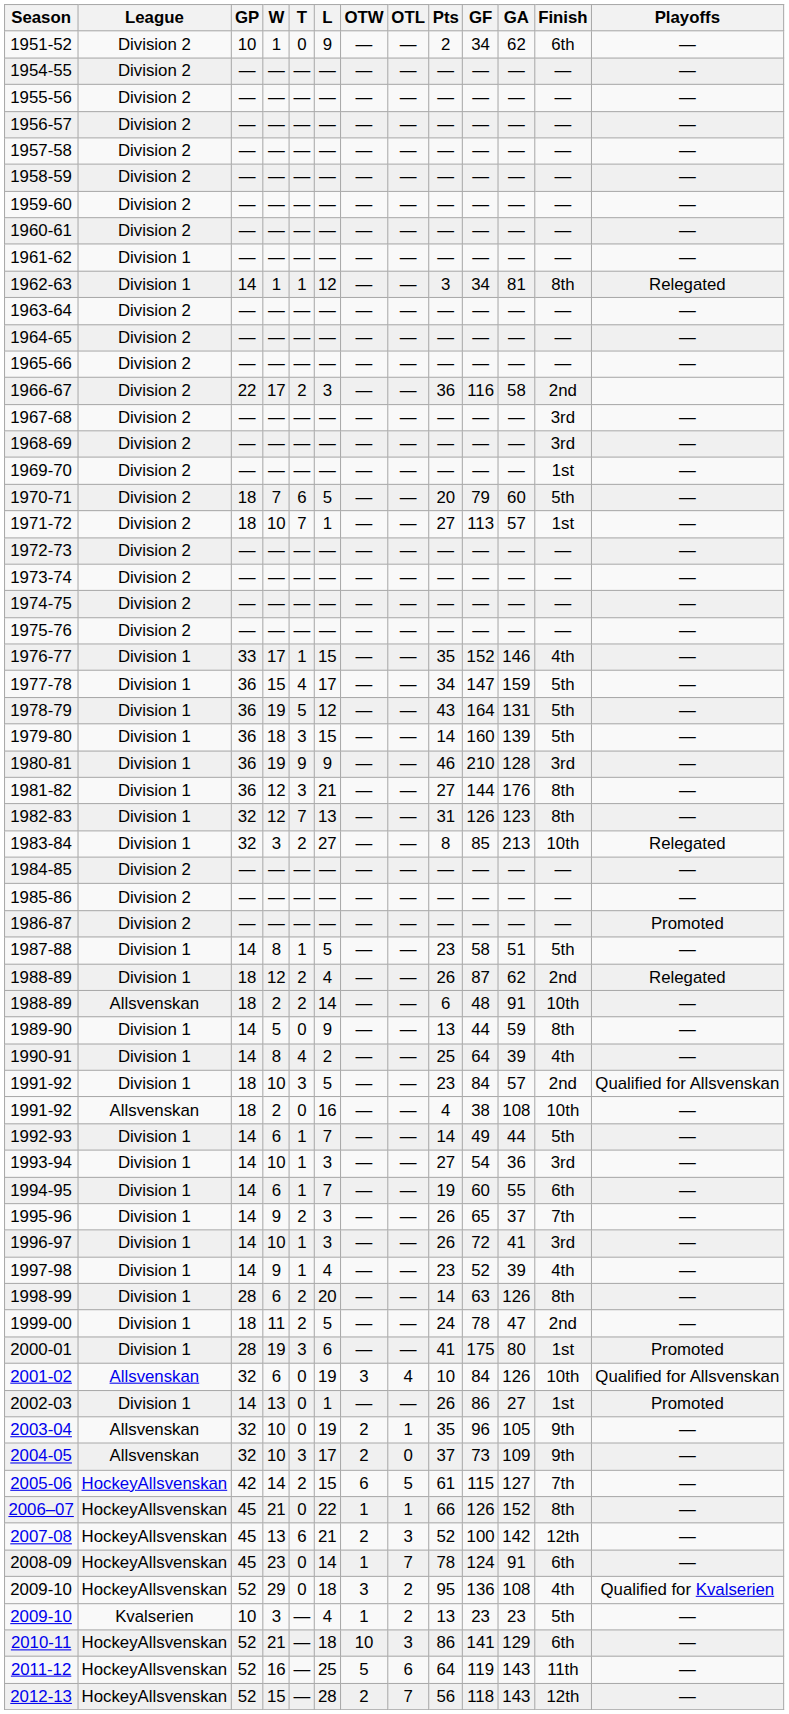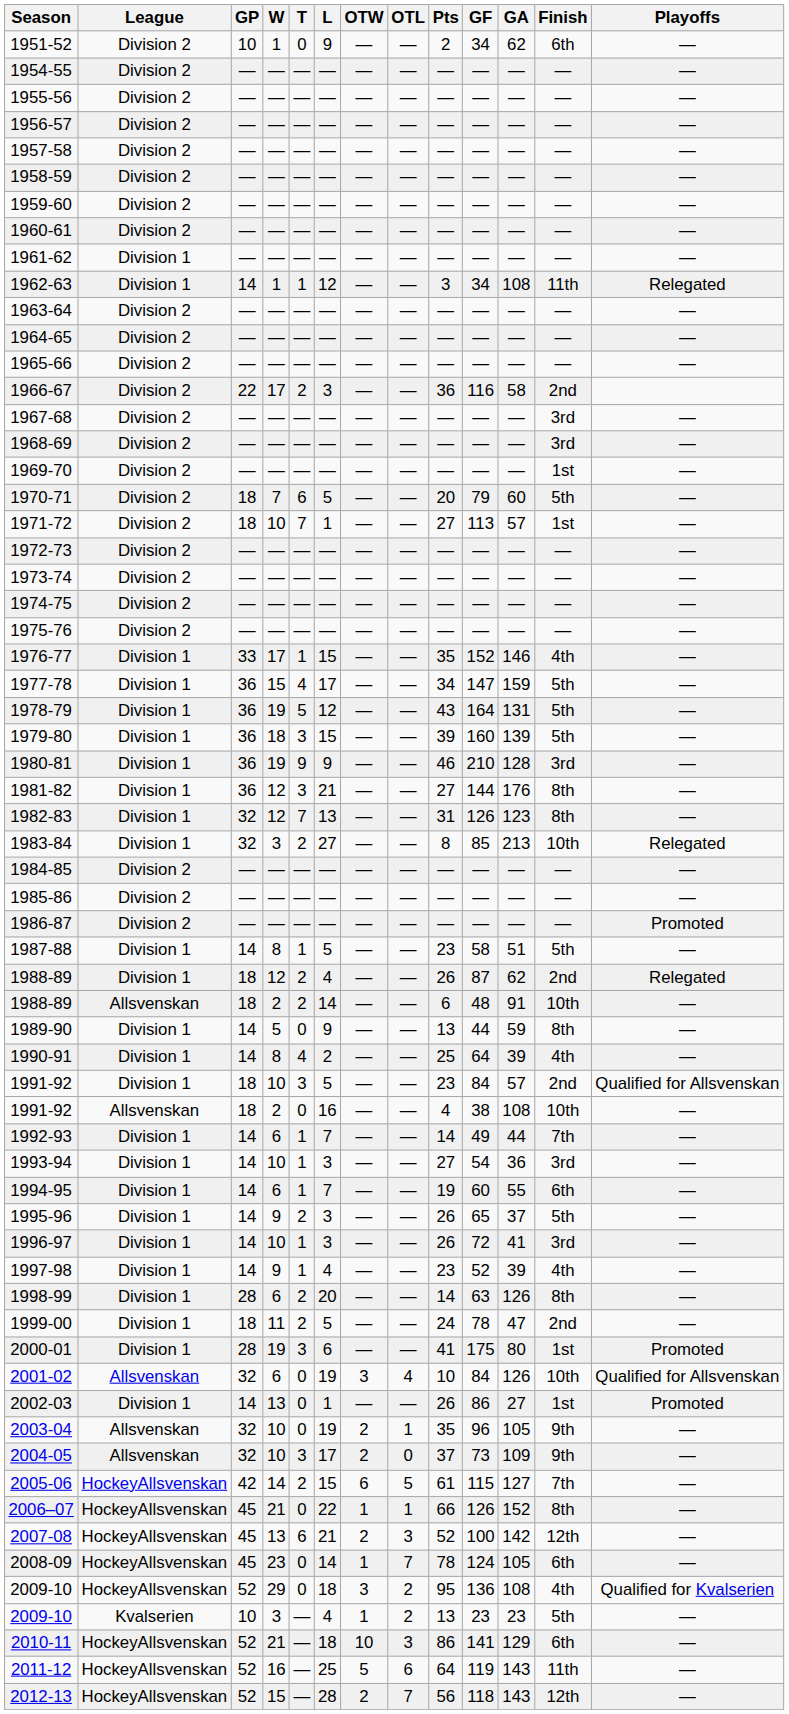(516, 284) 81 -> (516, 284) 108
(563, 284) 8th -> (563, 284) 11th
(446, 737) 14 -> (446, 737) 39
(563, 1136) 5th -> (563, 1136) 7th
(563, 1216) 7th -> (563, 1216) 5th
(516, 1563) 91 -> (516, 1563) 105
